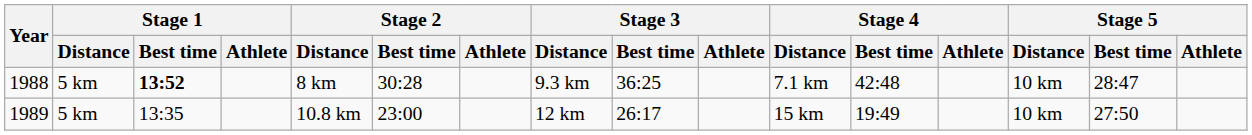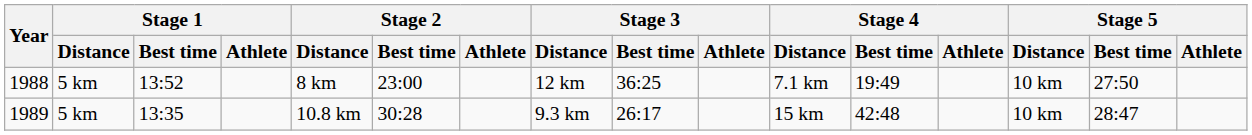(162, 82) bold -> (161, 82) normal
(400, 82) 30:28 -> (400, 82) 23:00
(562, 82) 9.3 km -> (560, 82) 12 km
(877, 82) 42:48 -> (877, 82) 19:49
(1116, 82) 28:47 -> (1116, 82) 27:50
(400, 113) 23:00 -> (400, 113) 30:28
(560, 113) 12 km -> (562, 113) 9.3 km
(877, 113) 19:49 -> (877, 113) 42:48
(1116, 113) 27:50 -> (1116, 113) 28:47
